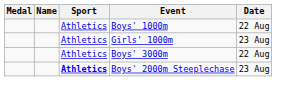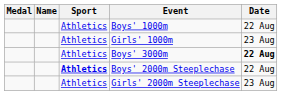(254, 54) normal -> (259, 54) bold
(254, 69) 23 Aug -> (259, 69) 22 Aug
+ row: (176, 83)
